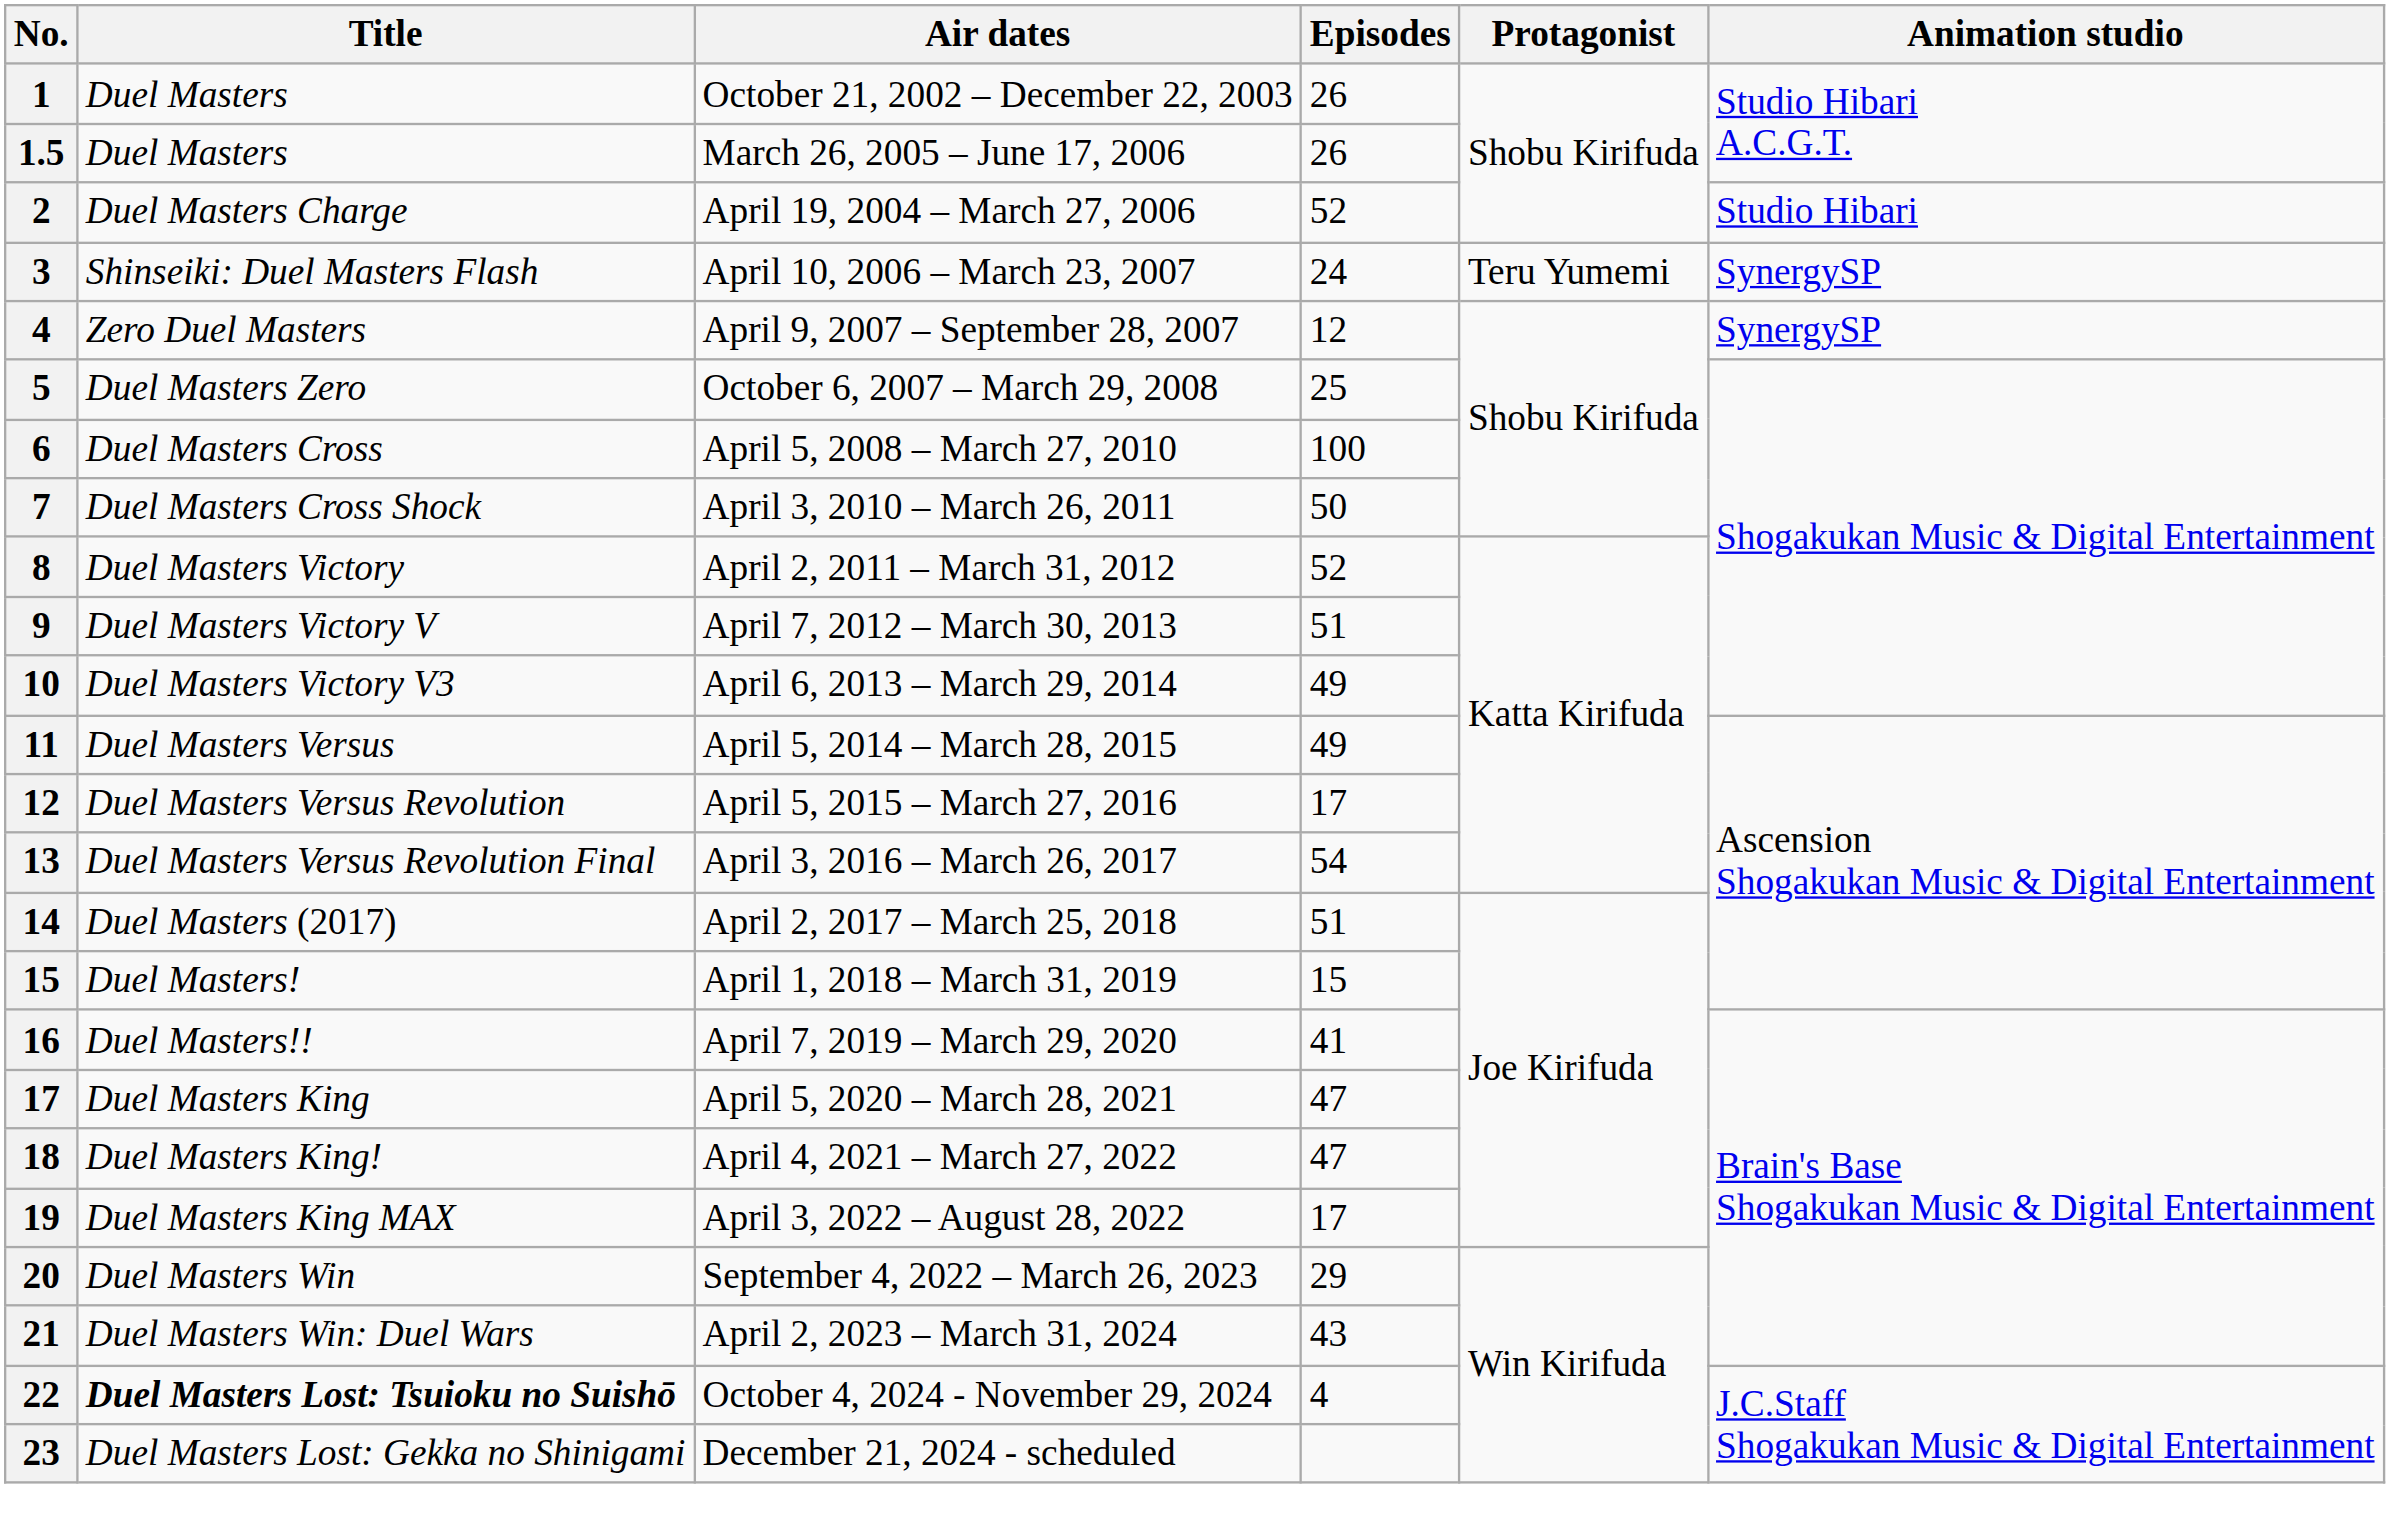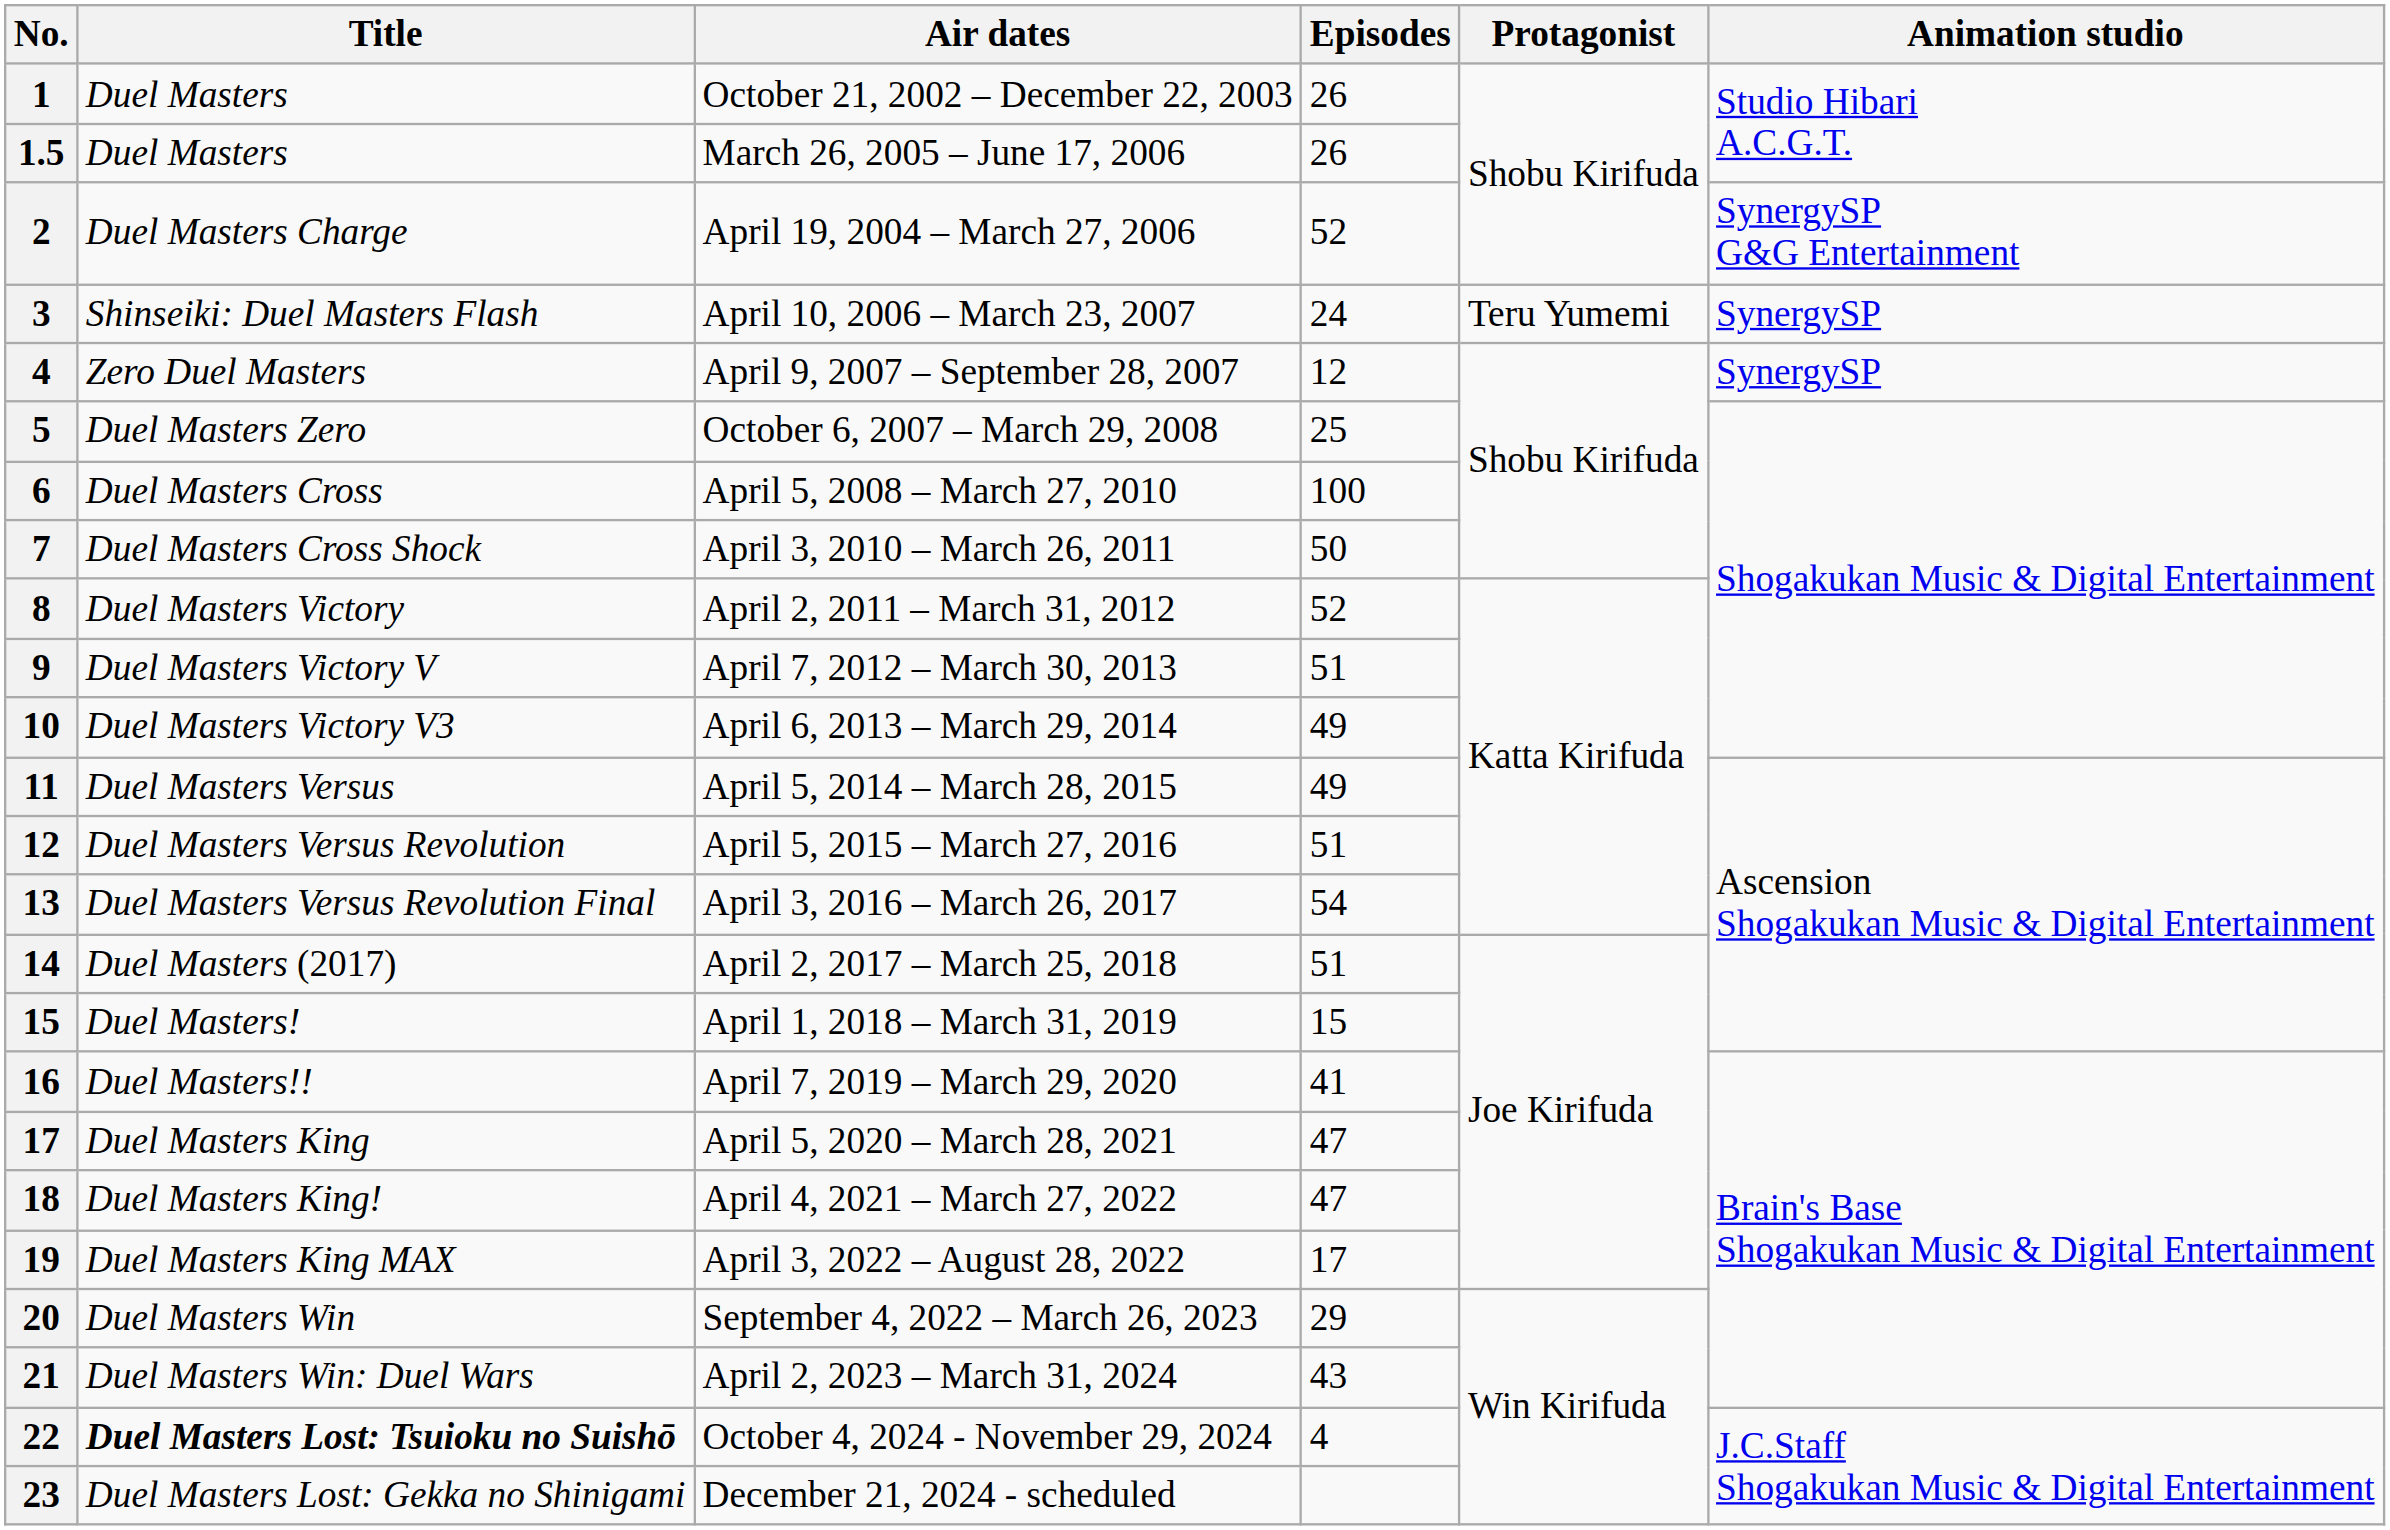(1817, 211) Studio Hibari -> (1868, 232) SynergySP G&G Entertainment
(1328, 802) 17 -> (1328, 844) 51
